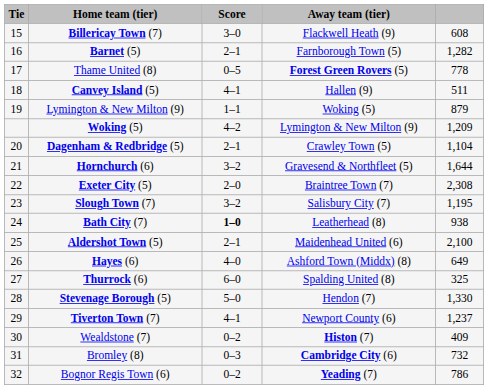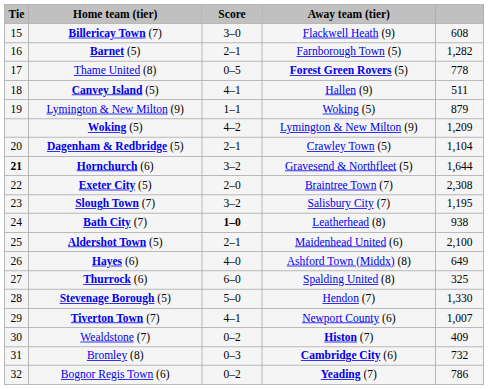(16, 166) normal -> (16, 166) bold
(460, 318) 1,237 -> (460, 318) 1,007
